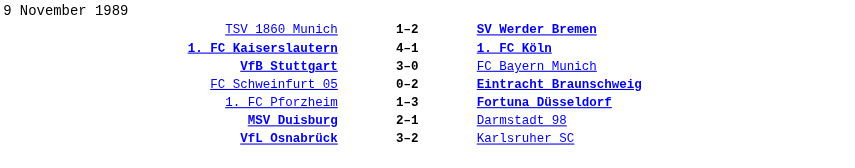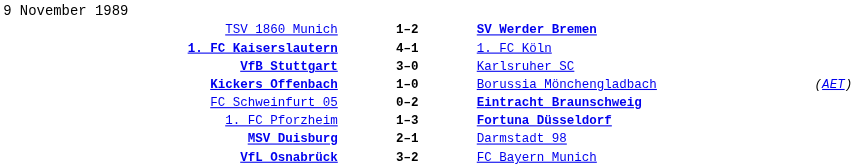(514, 48) bold -> (514, 48) normal
(537, 66) FC Bayern Munich -> (526, 66) Karlsruher SC
+ row: (274, 85)
(526, 139) Karlsruher SC -> (537, 157) FC Bayern Munich
